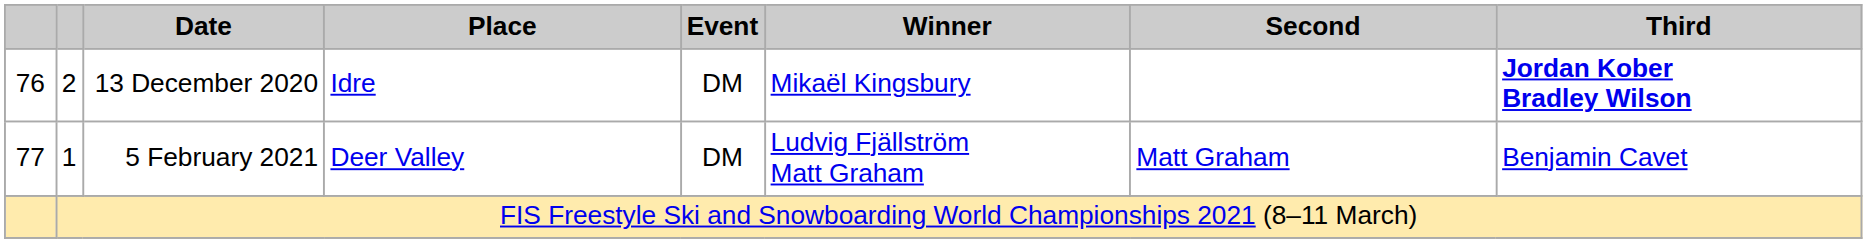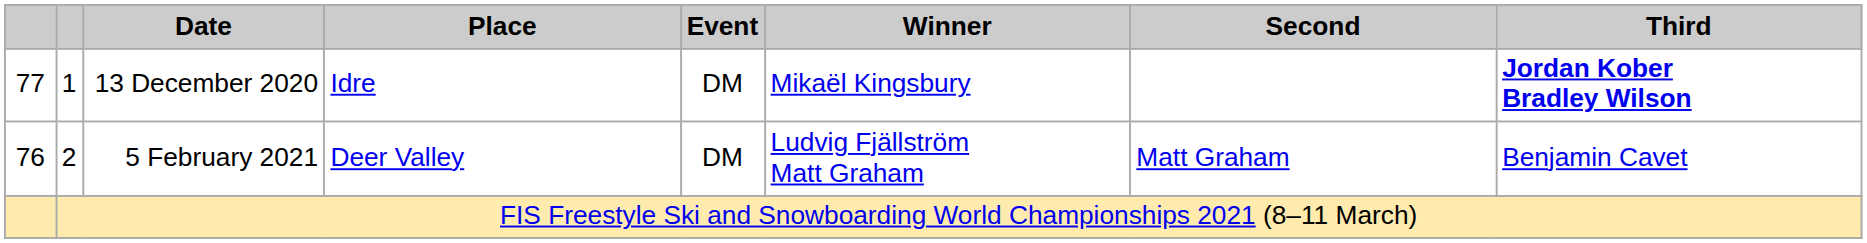(30, 83) 76 -> (30, 83) 77
(69, 83) 2 -> (69, 83) 1
(30, 157) 77 -> (30, 157) 76
(69, 157) 1 -> (69, 157) 2
